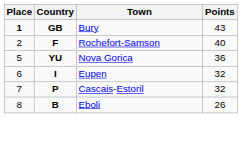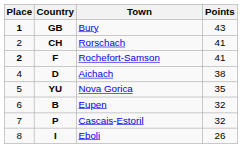+ row: (102, 43)
(19, 43) normal -> (19, 58) bold
(220, 43) 40 -> (220, 58) 41
+ row: (96, 74)
(220, 58) 36 -> (220, 89) 35
(55, 74) I -> (55, 105) B
(55, 105) B -> (55, 136) I
